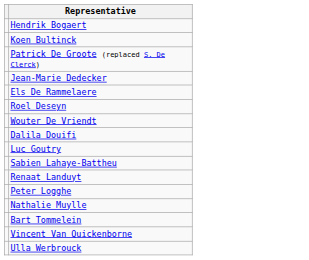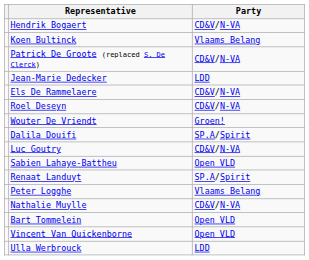+ column: (249, 11)
